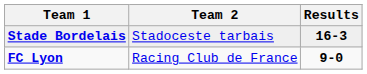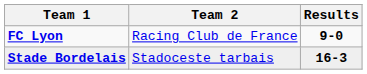rows swapped: (35, 58) <-> (67, 37)
